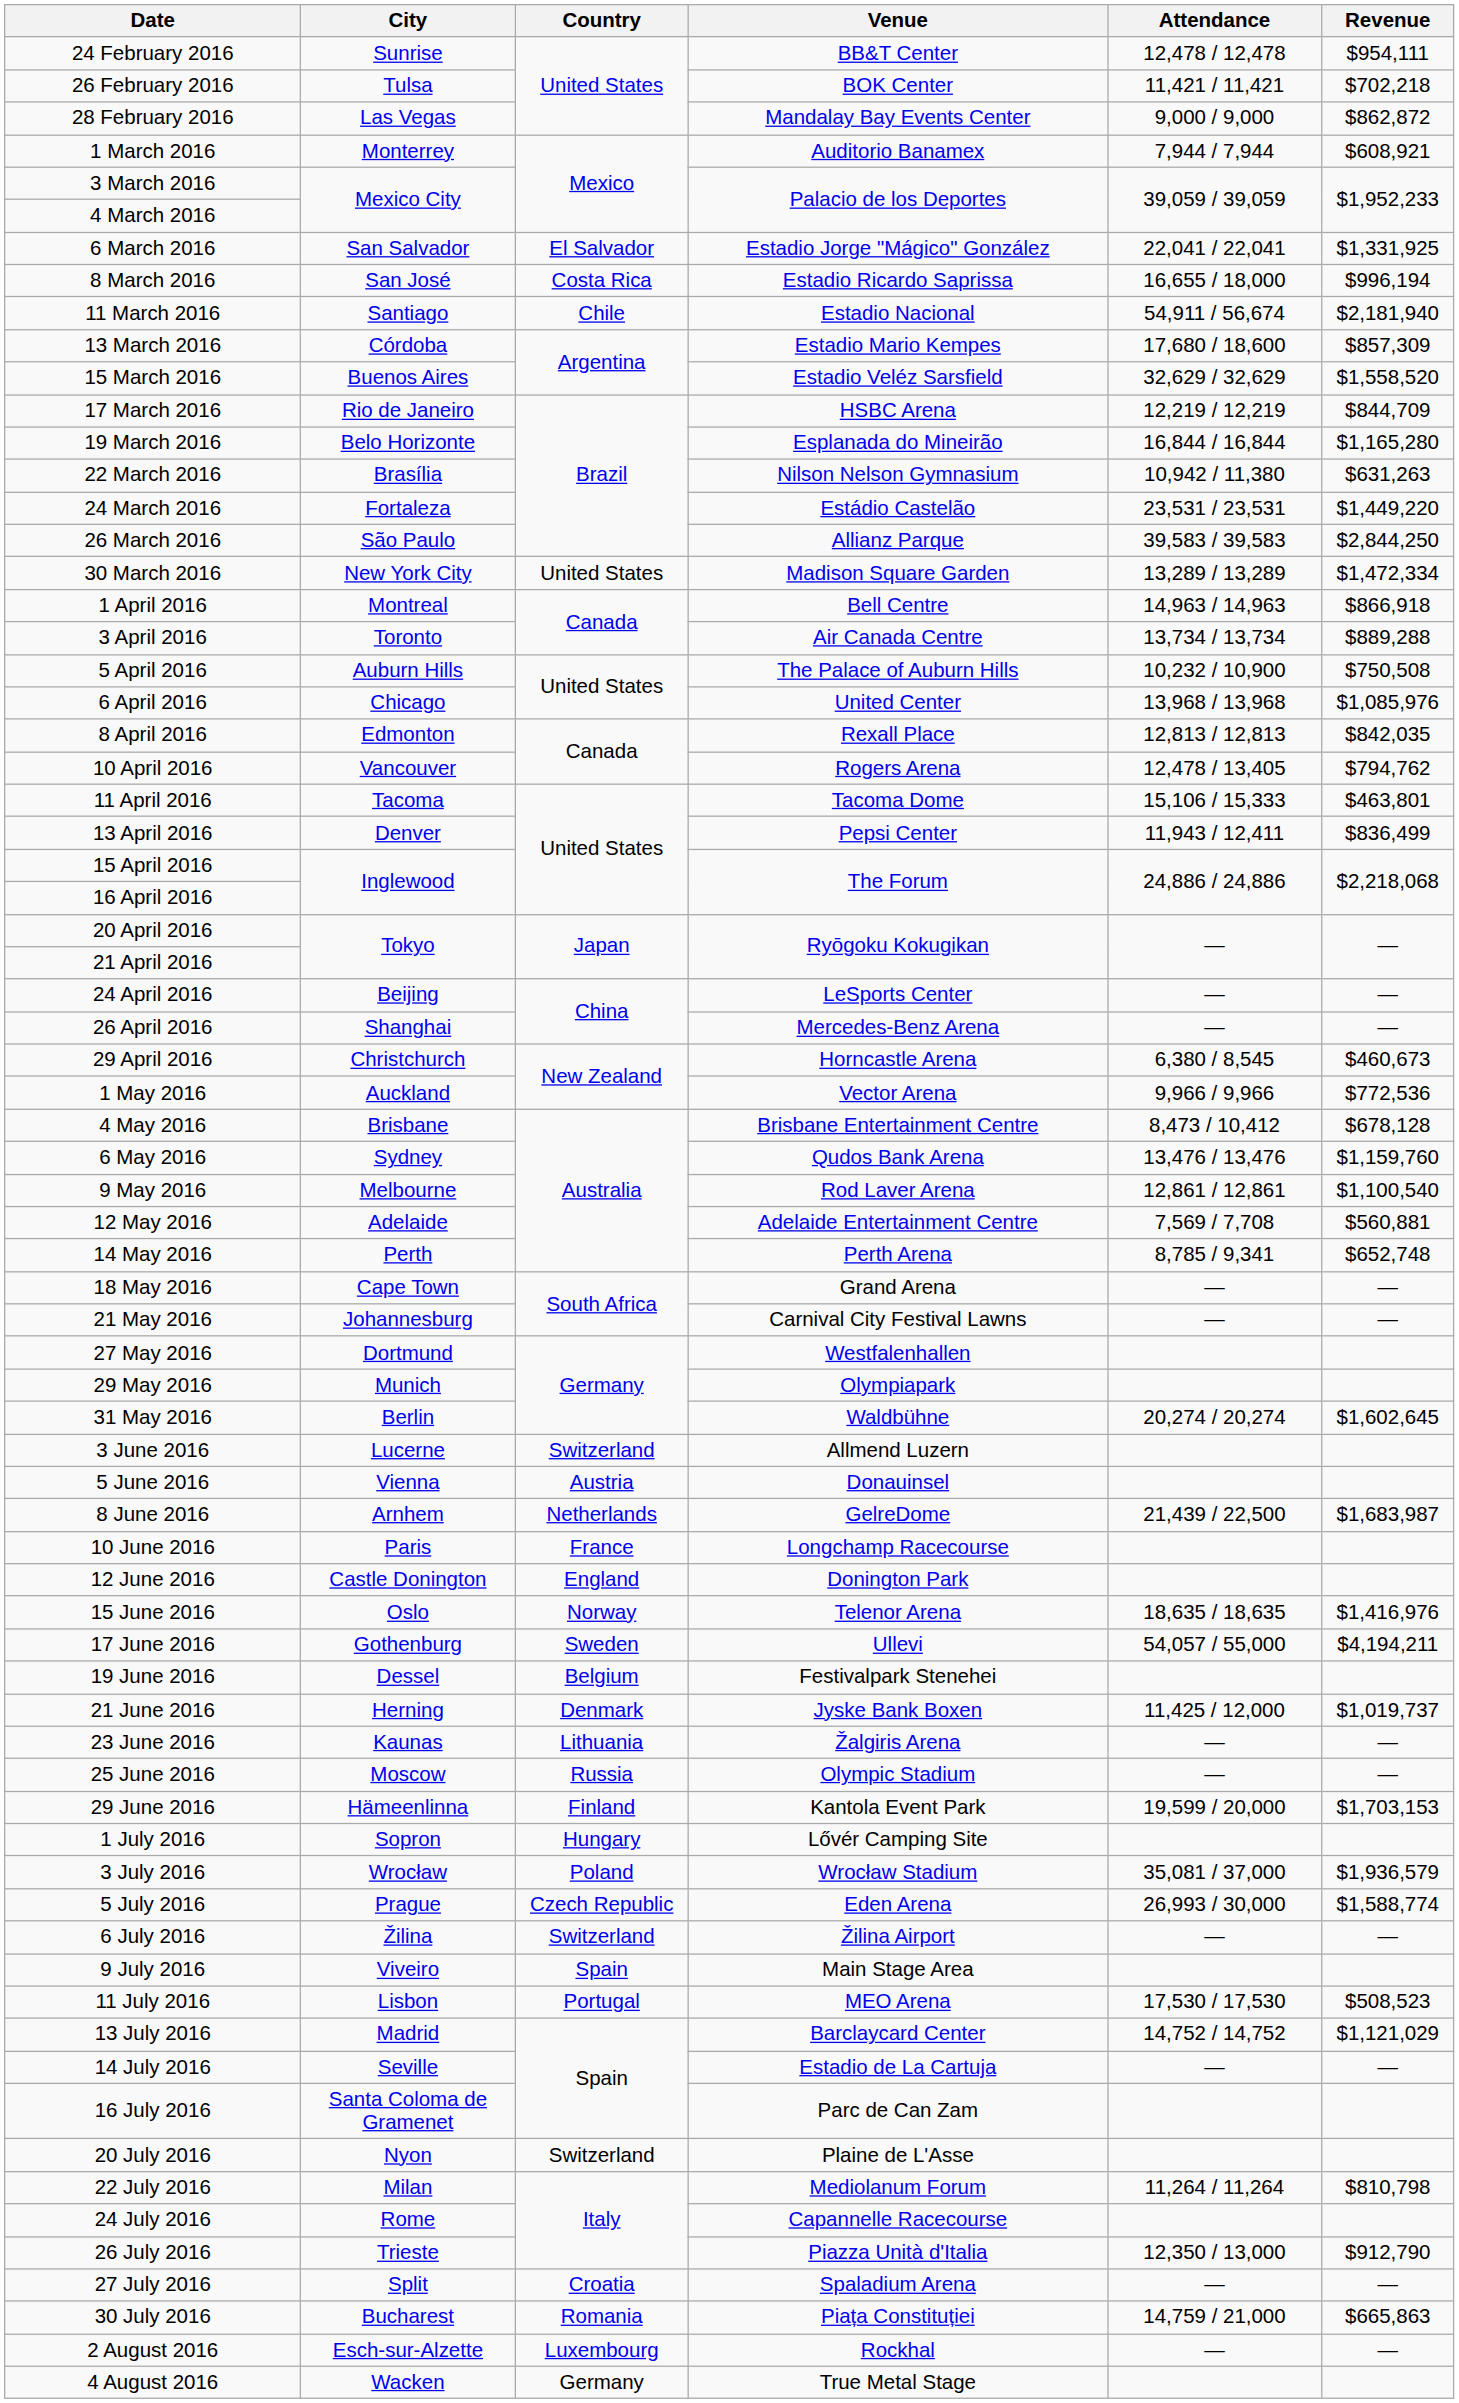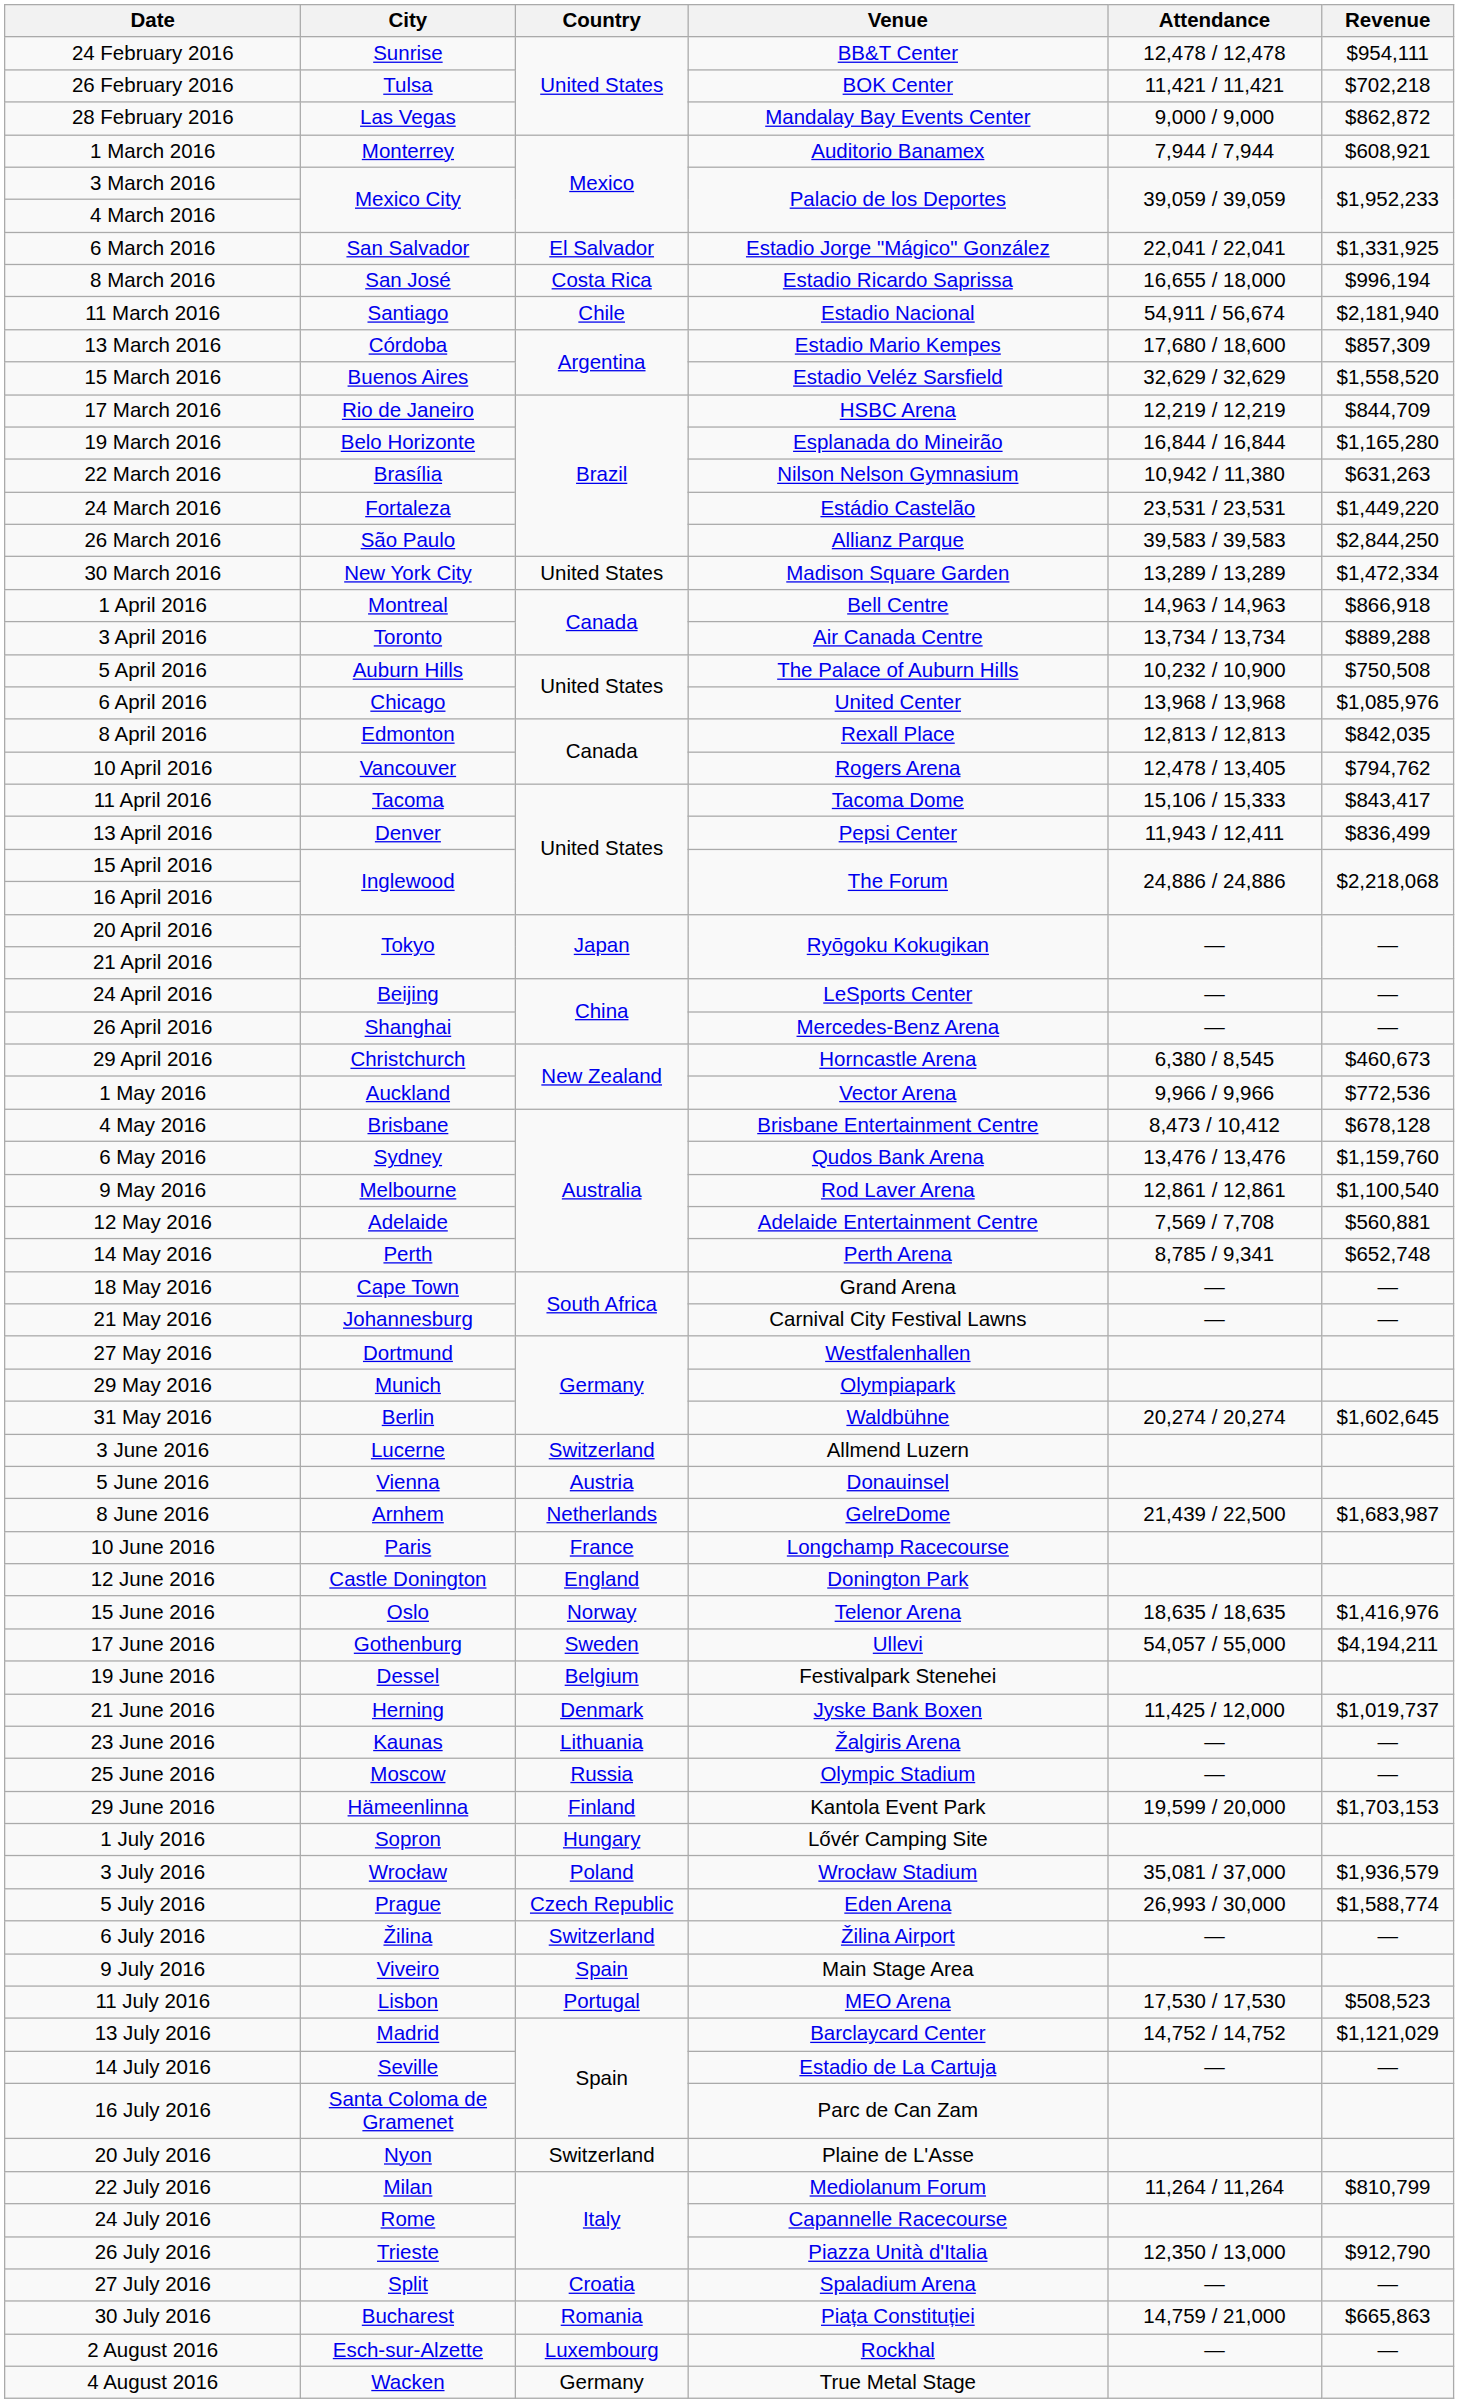(1388, 800) $463,801 -> (1388, 800) $843,417
(1388, 2187) $810,798 -> (1388, 2187) $810,799
